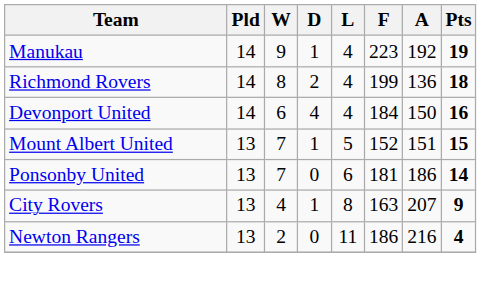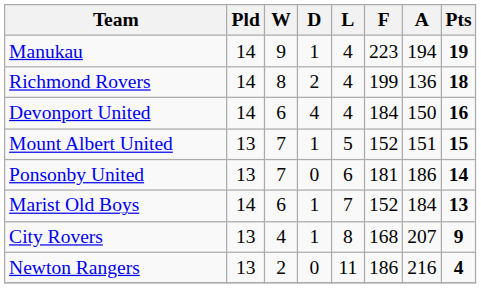(422, 50) 192 -> (422, 50) 194
+ row: (74, 205)
(384, 205) 163 -> (384, 236) 168
